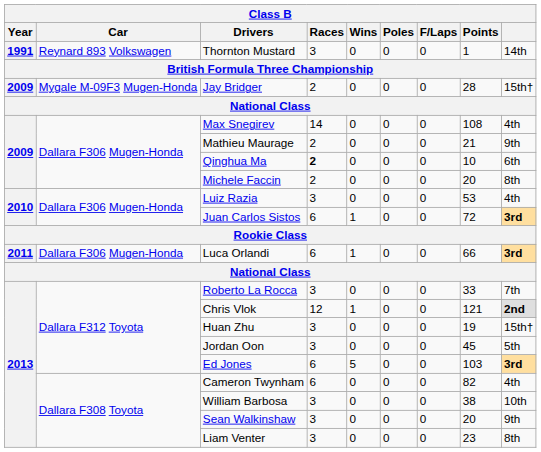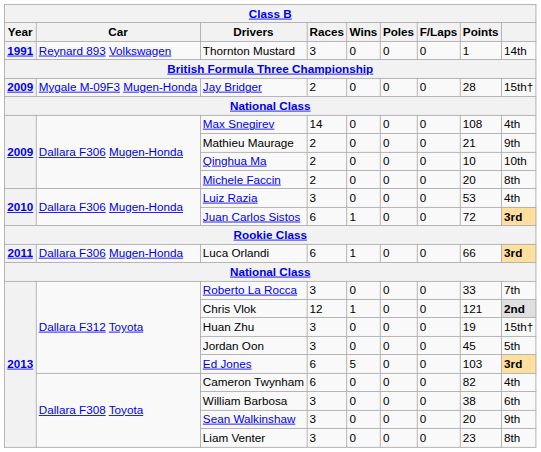(313, 161) bold -> (313, 161) normal
(512, 161) 6th -> (515, 161) 10th
(515, 400) 10th -> (512, 400) 6th
